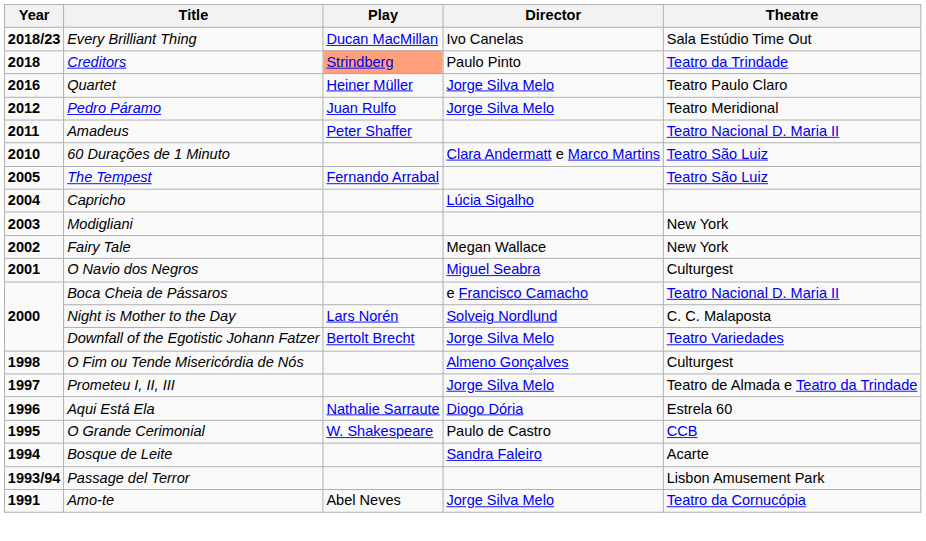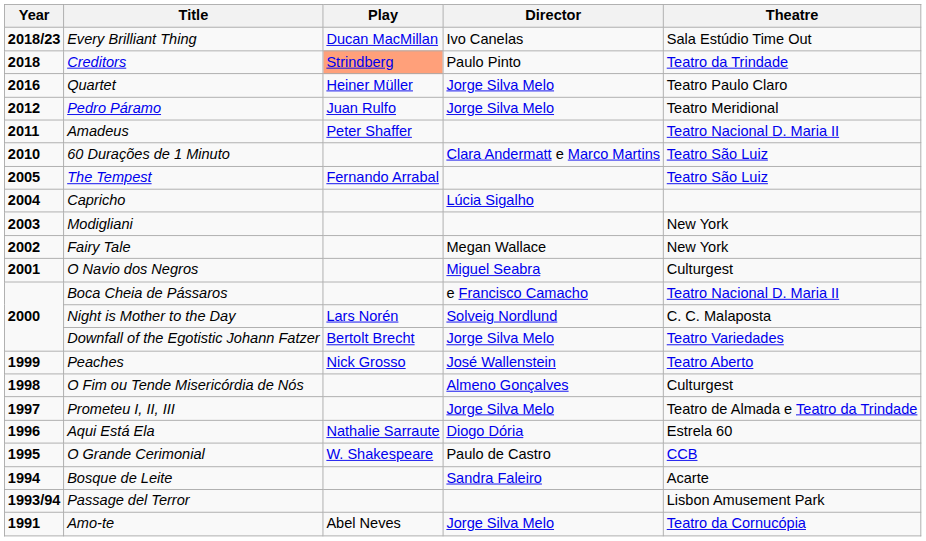+ row: (95, 362)
